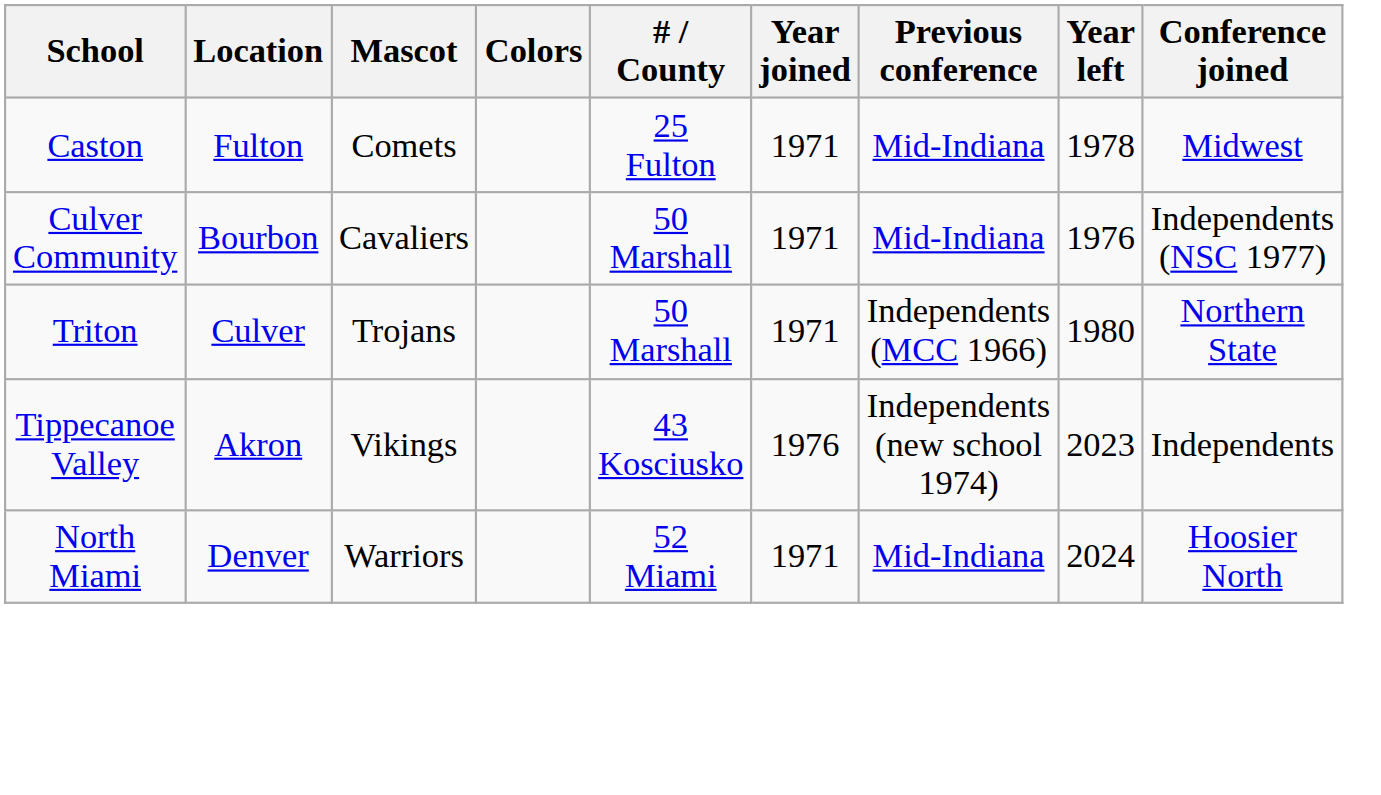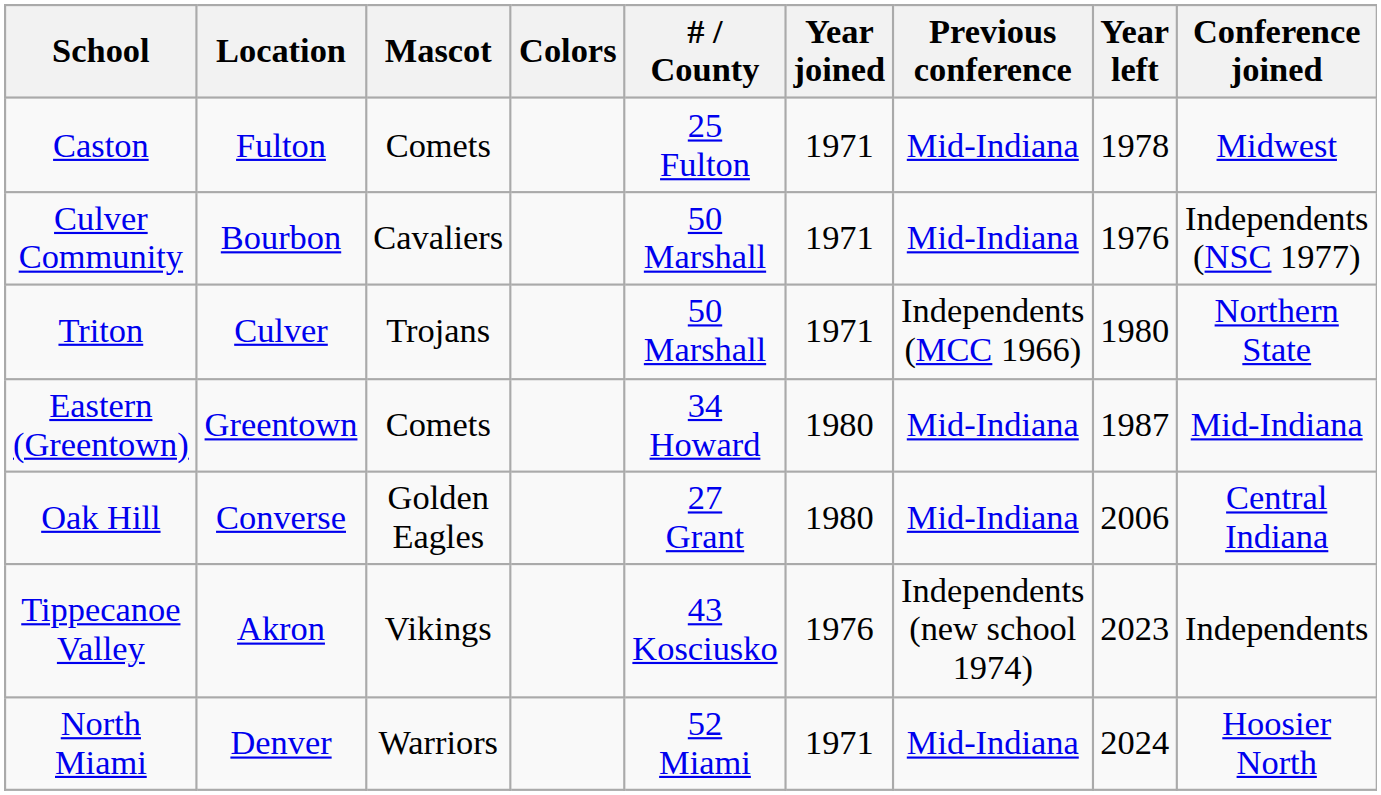+ row: (101, 424)
+ row: (101, 517)
